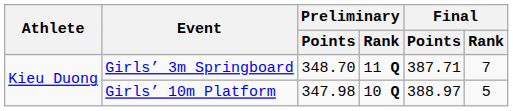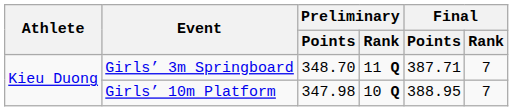(434, 92) 388.97 -> (434, 92) 388.95
(486, 92) 5 -> (486, 92) 7
